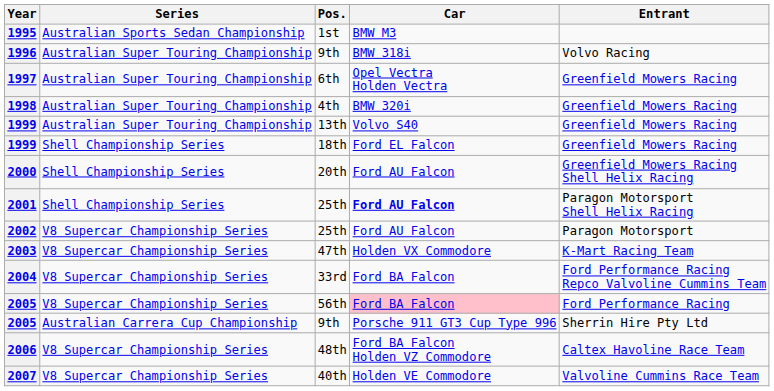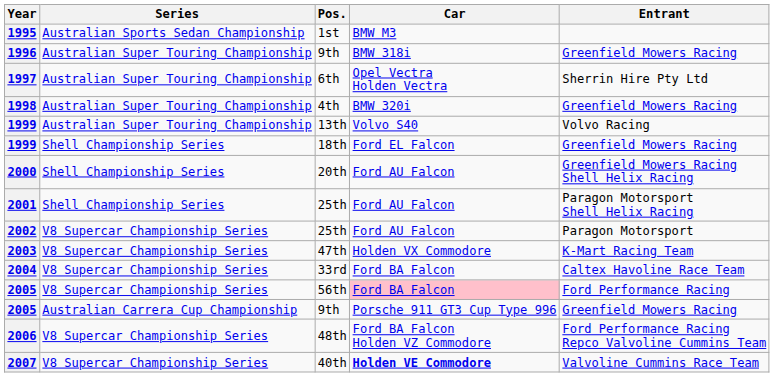(606, 54) Volvo Racing -> (650, 54) Greenfield Mowers Racing
(650, 80) Greenfield Mowers Racing -> (635, 80) Sherrin Hire Pty Ltd
(650, 126) Greenfield Mowers Racing -> (606, 126) Volvo Racing
(404, 205) bold -> (404, 205) normal
(664, 278) Ford Performance Racing Repco Valvoline Cummins Team -> (653, 271) Caltex Havoline Race Team
(635, 323) Sherrin Hire Pty Ltd -> (650, 310) Greenfield Mowers Racing
(653, 350) Caltex Havoline Race Team -> (664, 336) Ford Performance Racing Repco Valvoline Cummins Team
(422, 376) normal -> (422, 363) bold
